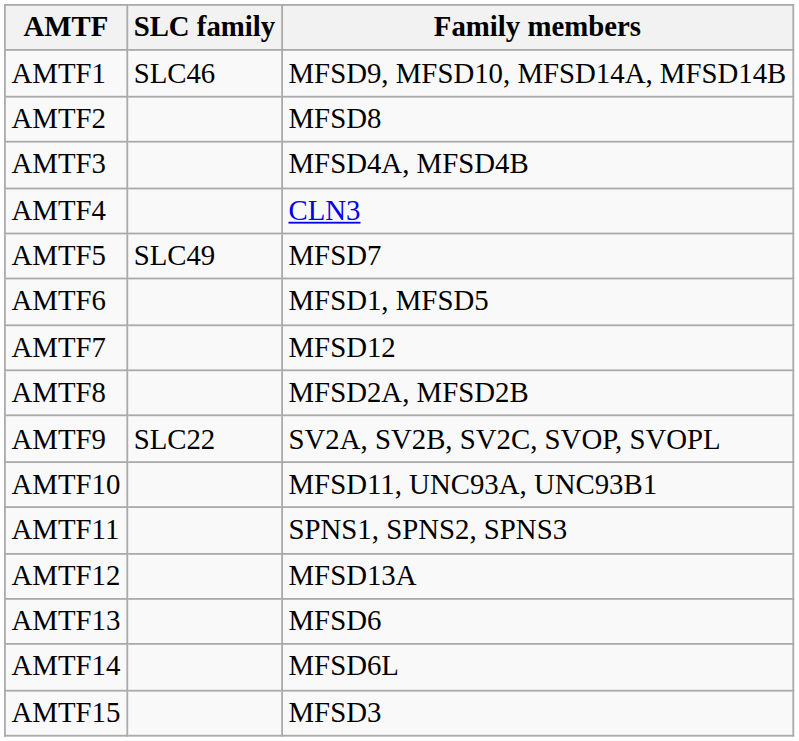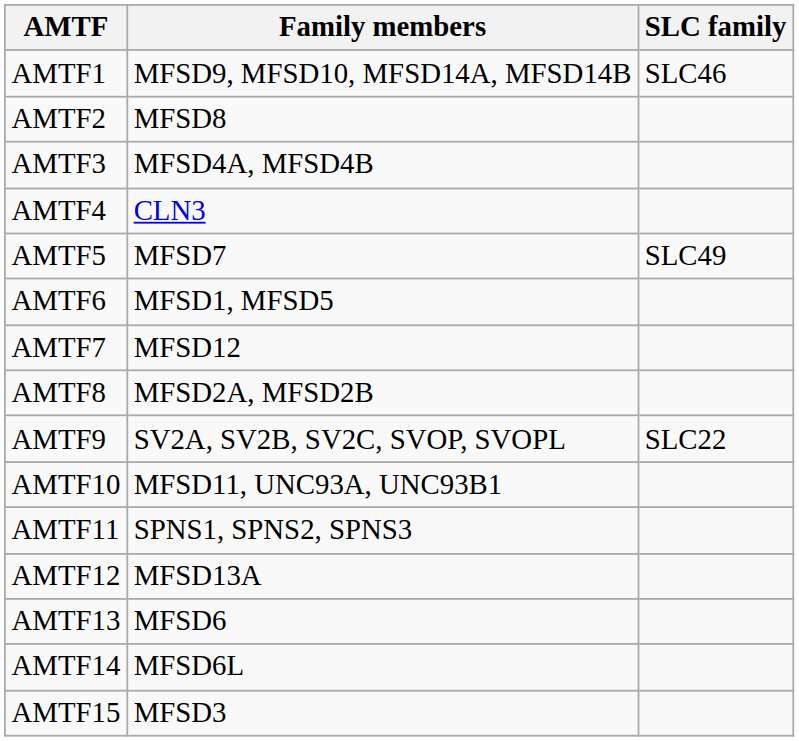columns swapped: (537, 27) <-> (204, 27)
